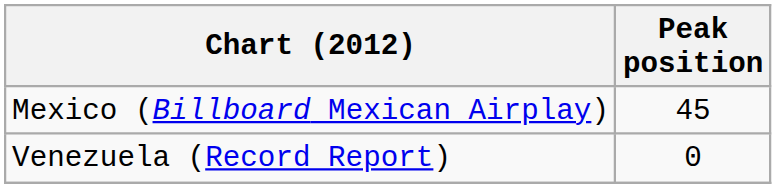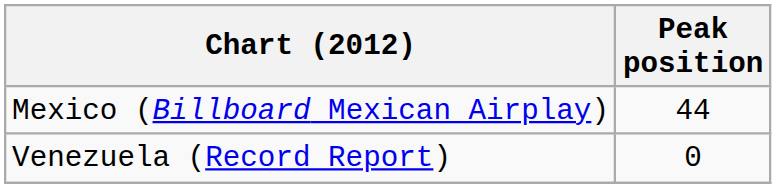(693, 110) 45 -> (693, 110) 44
